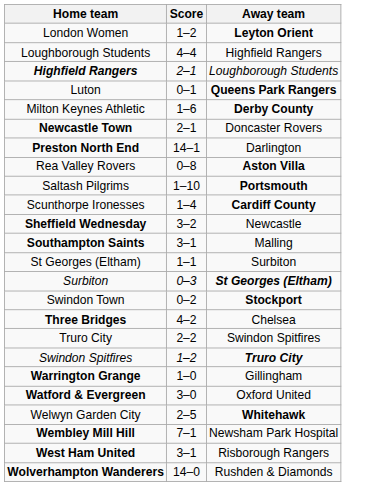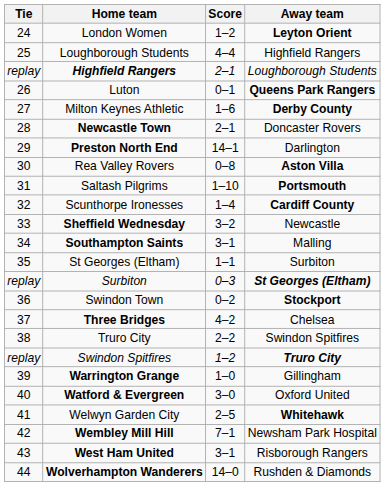+ column: (24, 14)
